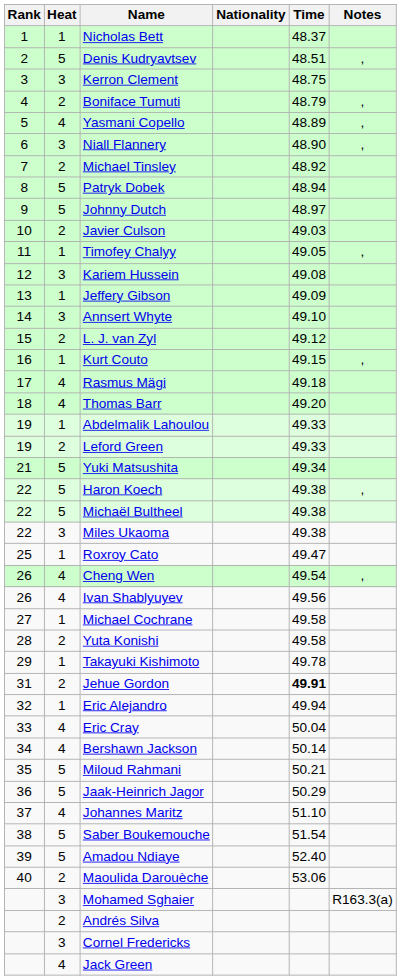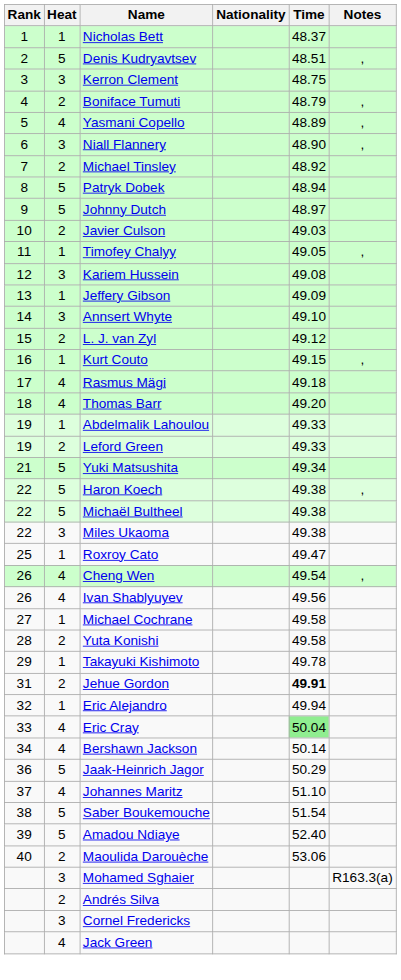(309, 727) no background -> (309, 727) lightgreen background
- row: (132, 770)
